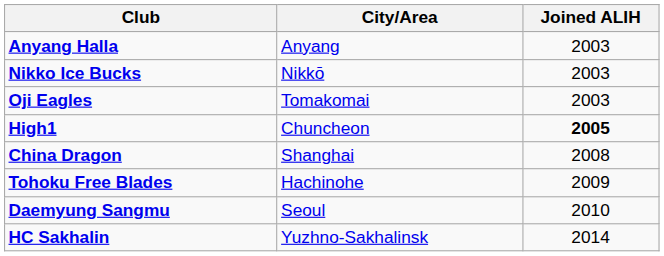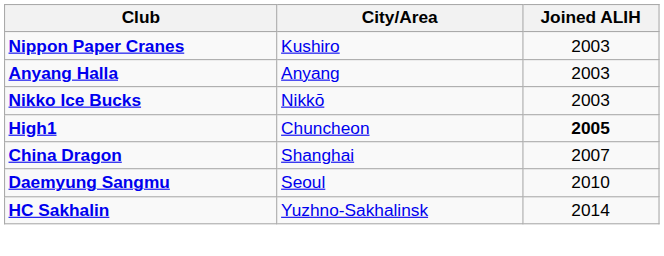+ row: (96, 45)
- row: (50, 100)
(591, 155) 2008 -> (591, 155) 2007
- row: (90, 182)
